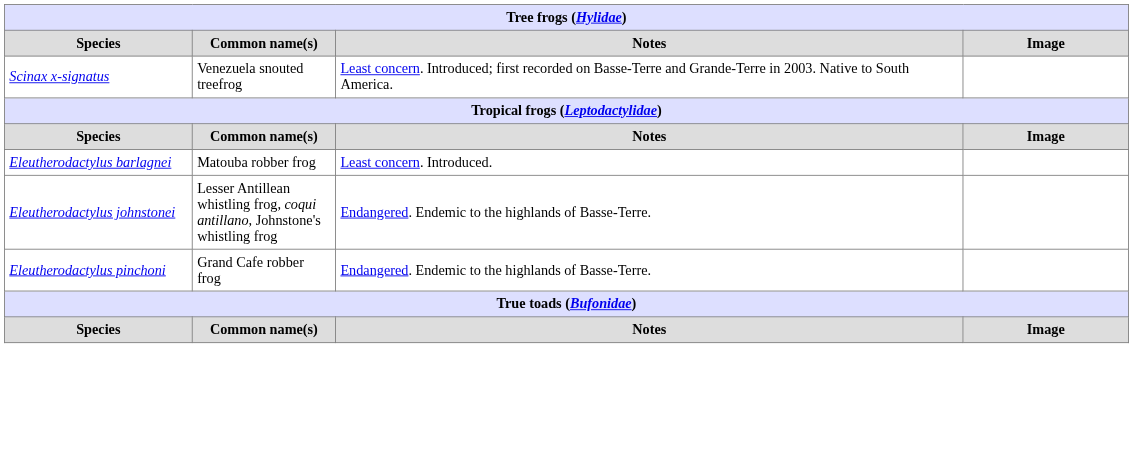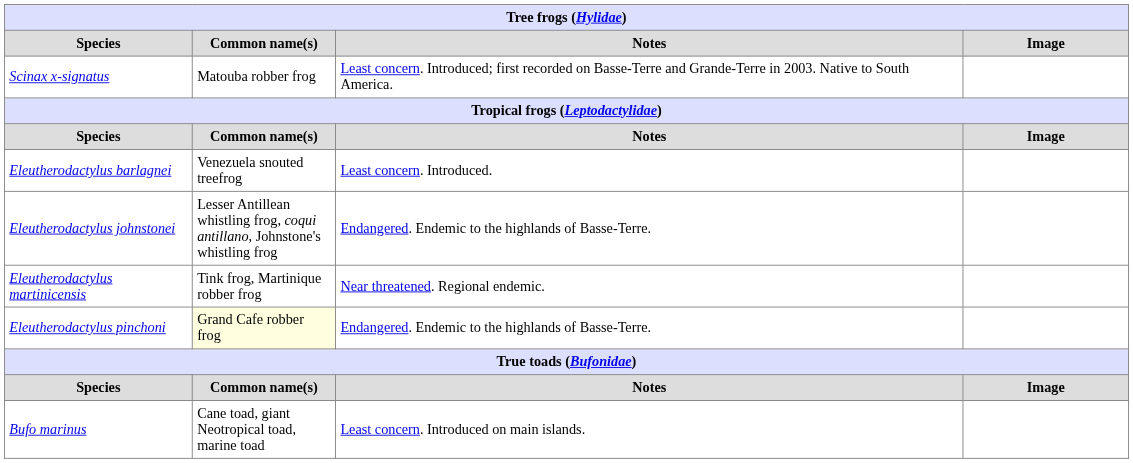(250, 77) Venezuela snouted treefrog -> (256, 77) Matouba robber frog
(256, 162) Matouba robber frog -> (250, 170) Venezuela snouted treefrog
+ row: (61, 286)
(251, 270) no background -> (251, 328) lightyellow background
+ row: (48, 429)
